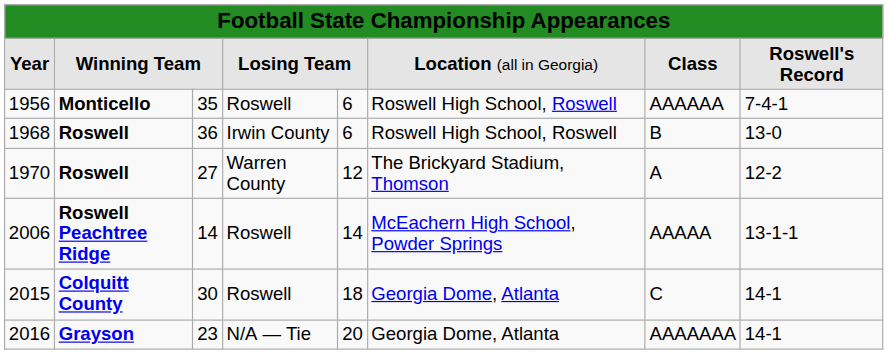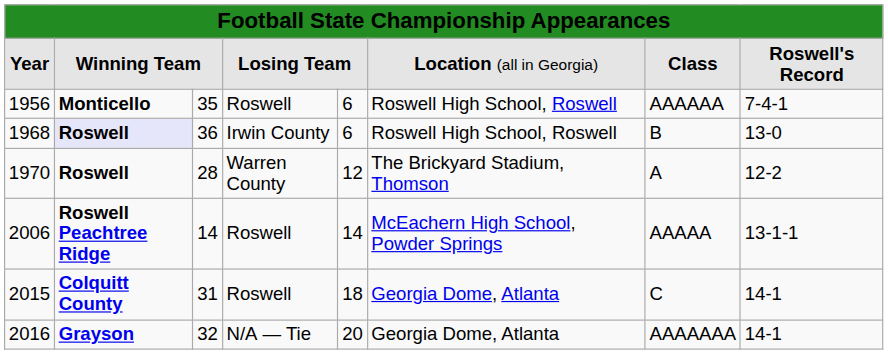(94, 133) no background -> (94, 133) lavender background
(208, 172) 27 -> (208, 172) 28
(208, 294) 30 -> (208, 294) 31
(208, 334) 23 -> (208, 334) 32
